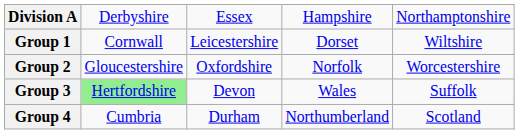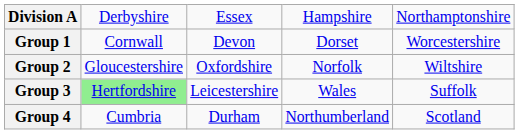(234, 41) Leicestershire -> (234, 41) Devon
(453, 41) Wiltshire -> (453, 41) Worcestershire
(453, 66) Worcestershire -> (453, 66) Wiltshire
(234, 91) Devon -> (234, 91) Leicestershire
